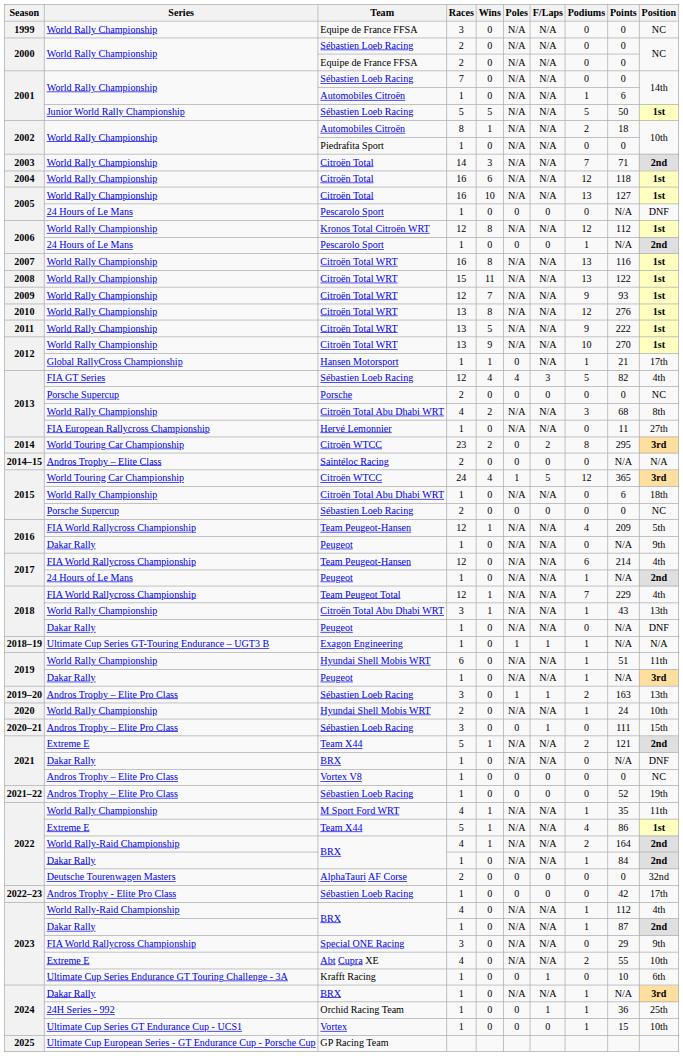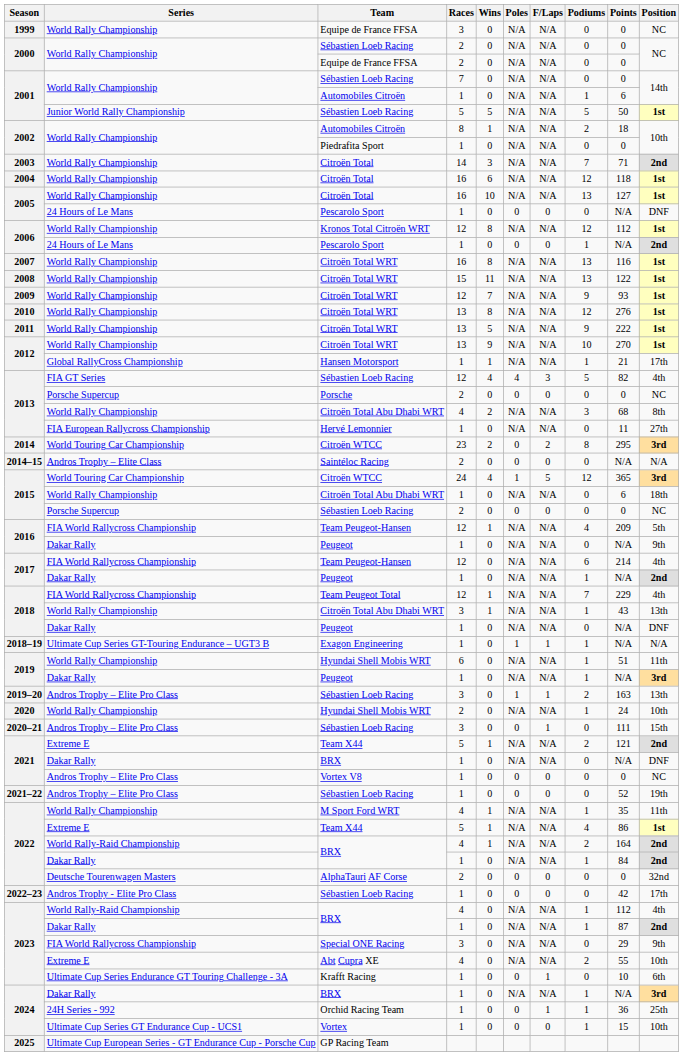(517, 362) 0 -> (517, 362) N/A
(90, 578) 24 Hours of Le Mans -> (71, 578) Dakar Rally
